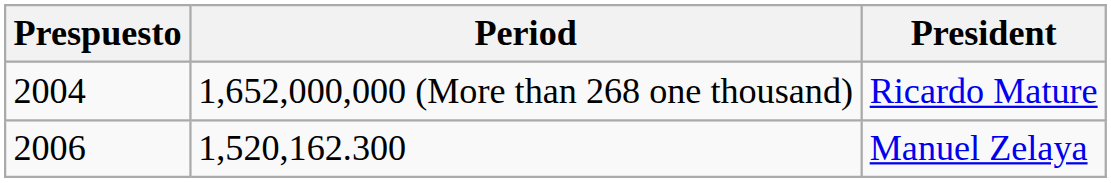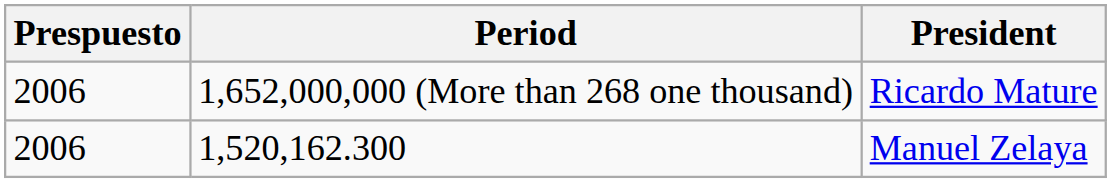(50, 90) 2004 -> (50, 90) 2006
